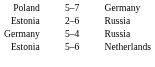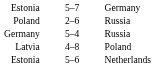(26, 7) Poland -> (25, 7) Estonia
(25, 20) Estonia -> (26, 20) Poland
+ row: (72, 47)
